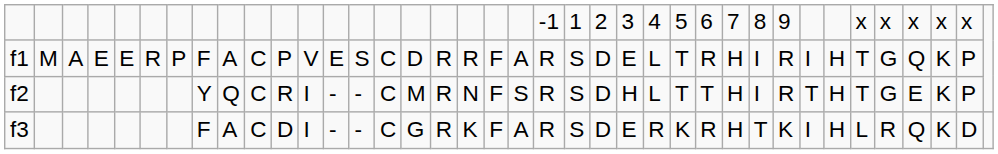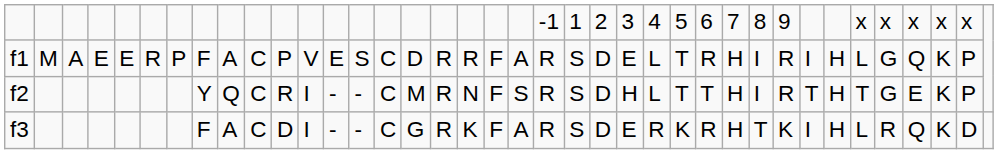(862, 58) T -> (862, 58) L
